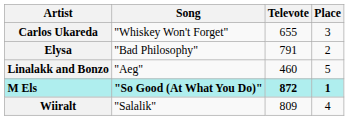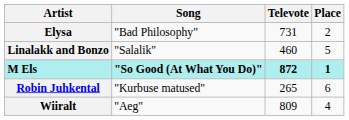- row: (58, 32)
(288, 50) 791 -> (288, 32) 731
(129, 69) "Aeg" -> (135, 50) "Salalik"
+ row: (58, 87)
(135, 106) "Salalik" -> (129, 106) "Aeg"
